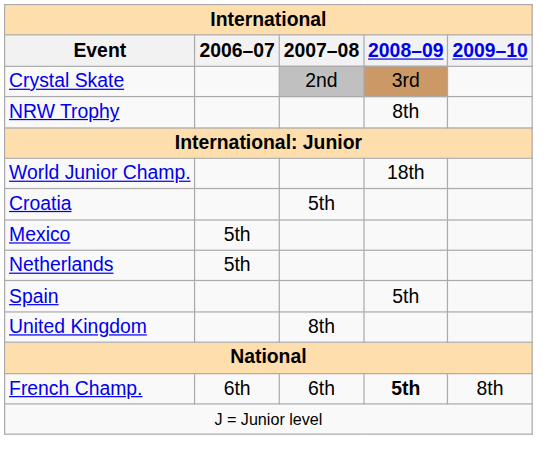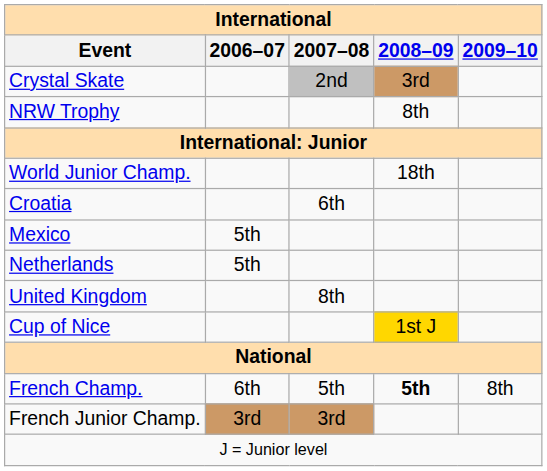(321, 204) 5th -> (332, 204) 6th
- row: (34, 296)
+ row: (60, 326)
(321, 388) 6th -> (332, 388) 5th
+ row: (105, 419)
